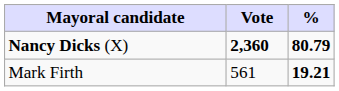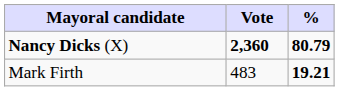(243, 72) 561 -> (243, 72) 483
